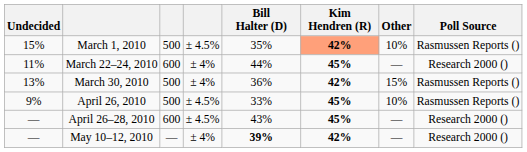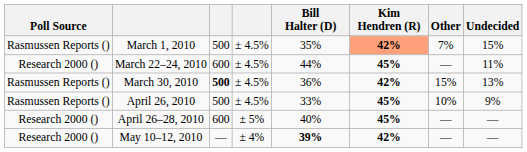columns swapped: (468, 26) <-> (34, 26)
(396, 45) 10% -> (446, 45) 7%
(203, 63) ± 4% -> (252, 63) ± 4.5%
(172, 82) normal -> (221, 82) bold
(203, 82) ± 4% -> (252, 82) ± 4.5%
(203, 119) ± 4.5% -> (252, 119) ± 5%
(261, 119) 43% -> (311, 119) 40%
